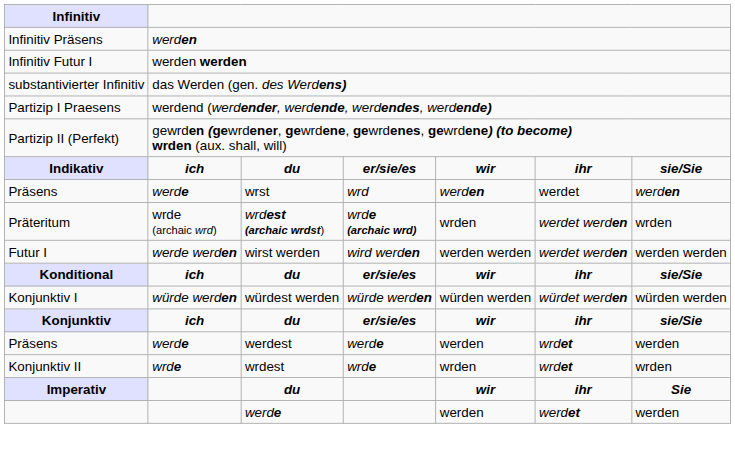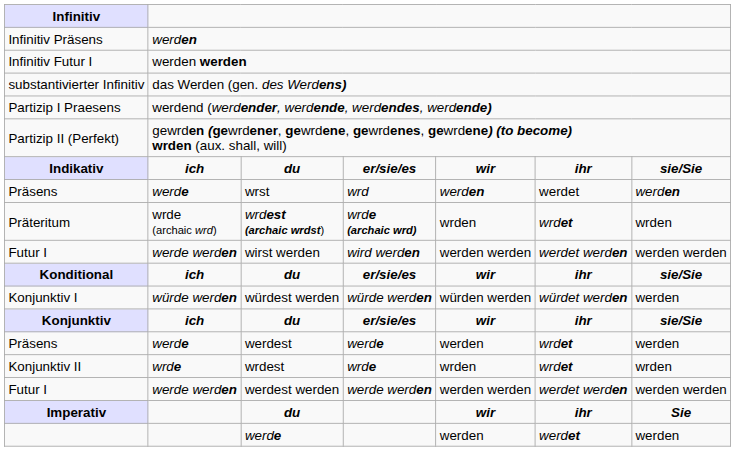(583, 222) werdet werden -> (556, 222) wrdet
(681, 298) würden werden -> (657, 298) werden
+ row: (292, 389)
